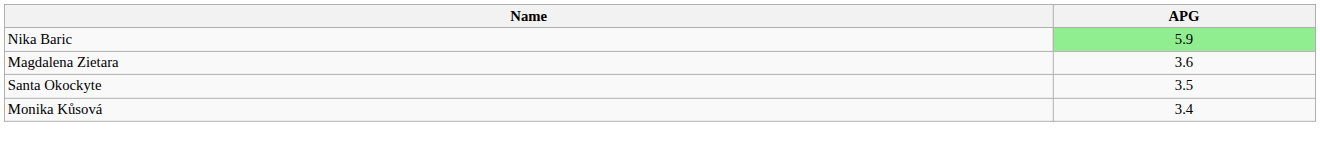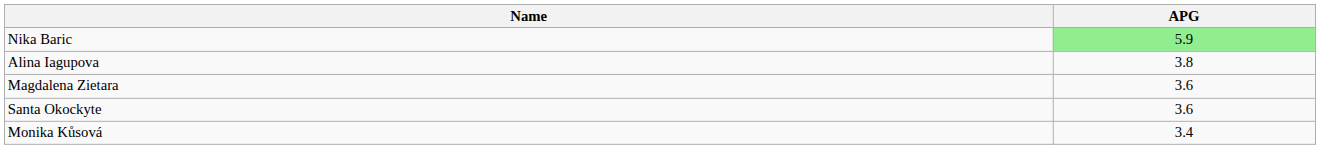+ row: (53, 62)
(1184, 86) 3.5 -> (1184, 109) 3.6
